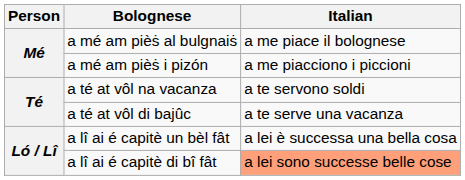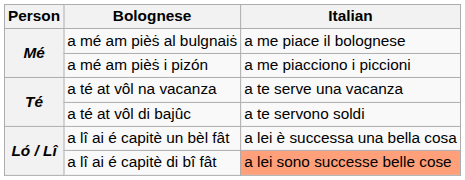(304, 89) a te servono soldi -> (324, 89) a te serve una vacanza
(324, 114) a te serve una vacanza -> (304, 114) a te servono soldi
